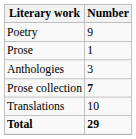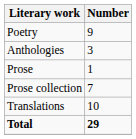rows swapped: (36, 69) <-> (20, 50)
(90, 87) bold -> (90, 87) normal
